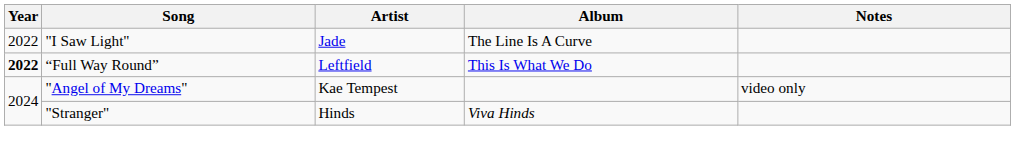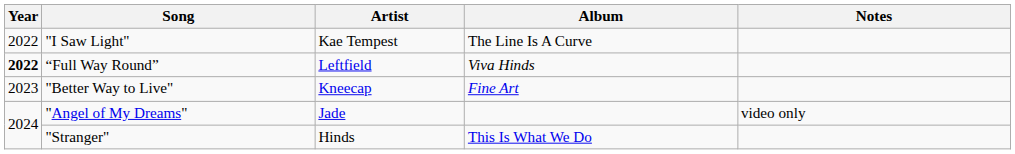(332, 40) Jade -> (358, 40) Kae Tempest
(530, 64) This Is What We Do -> (501, 64) Viva Hinds
+ row: (109, 88)
(358, 88) Kae Tempest -> (332, 112) Jade
(501, 112) Viva Hinds -> (530, 137) This Is What We Do
